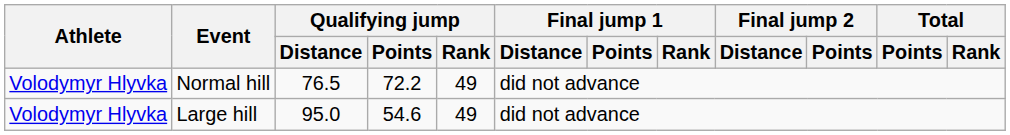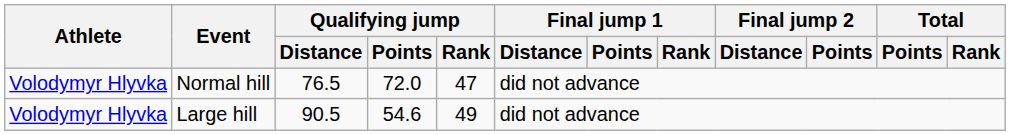(402, 84) 72.2 -> (402, 84) 72.0
(466, 84) 49 -> (466, 84) 47
(321, 115) 95.0 -> (321, 115) 90.5
